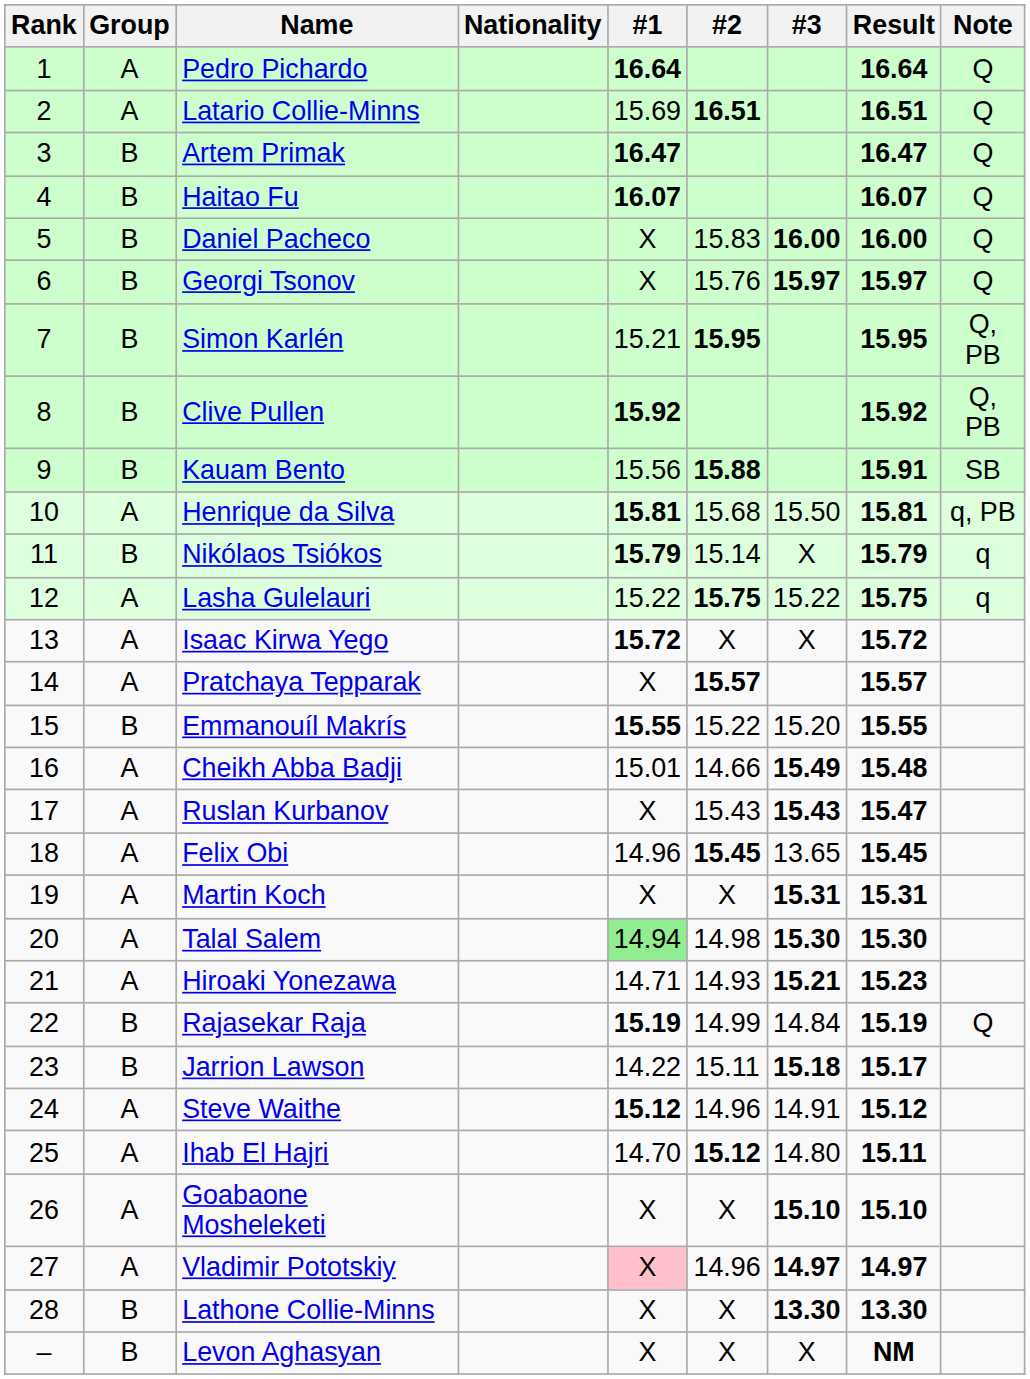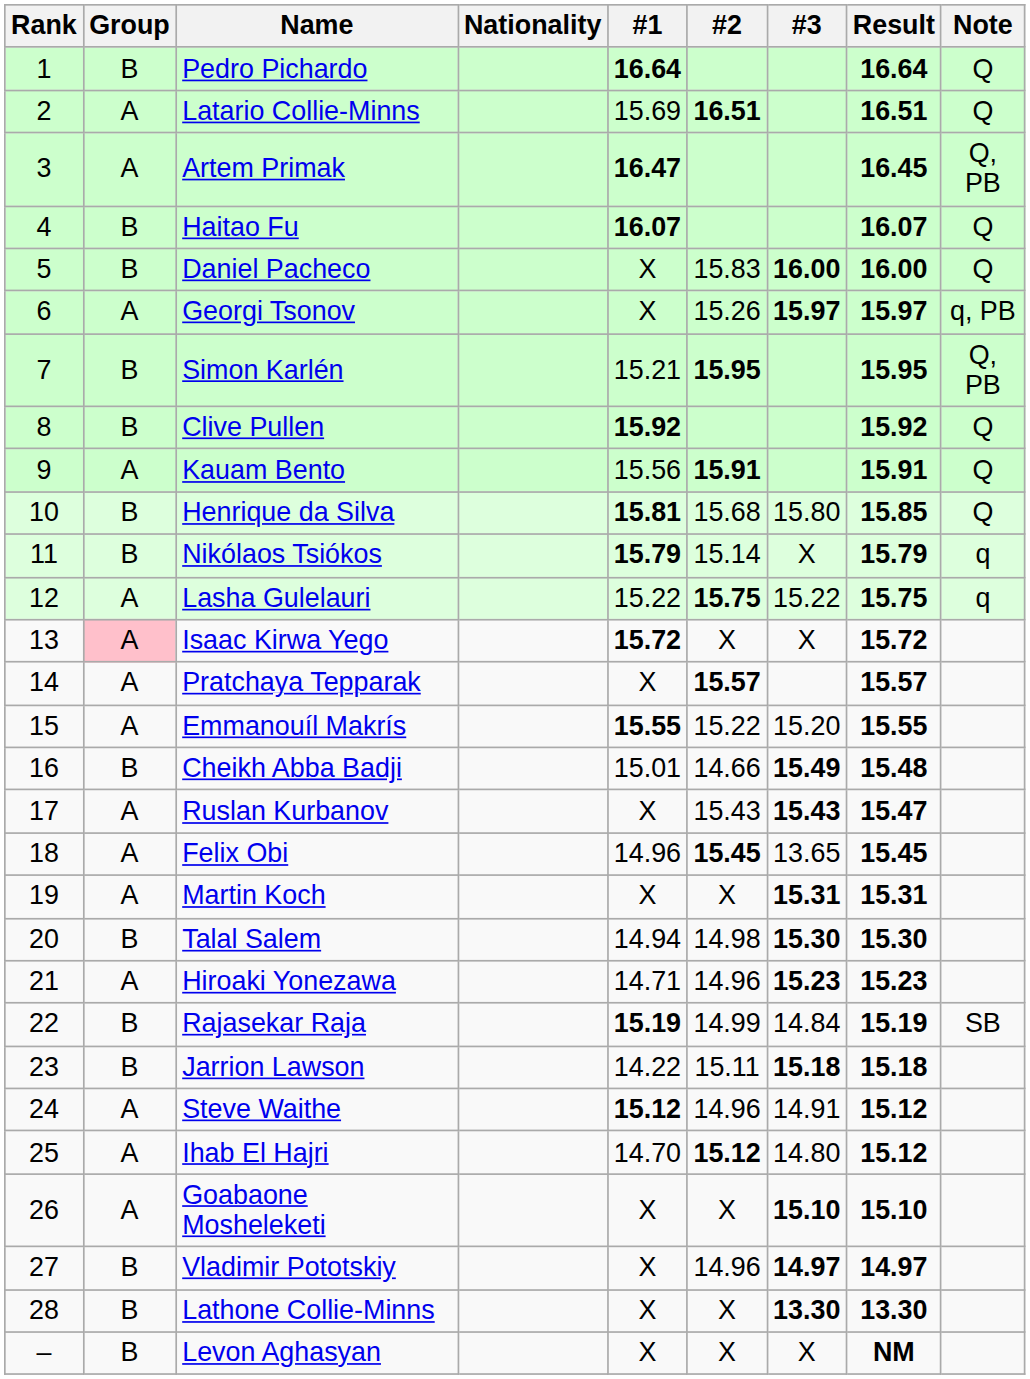(129, 68) A -> (129, 68) B
(129, 153) B -> (129, 168) A
(894, 153) 16.47 -> (894, 168) 16.45
(983, 153) Q -> (983, 168) Q, PB
(129, 281) B -> (129, 311) A
(727, 281) 15.76 -> (727, 311) 15.26
(983, 281) Q -> (983, 311) q, PB
(983, 412) Q, PB -> (983, 427) Q
(129, 469) B -> (129, 469) A
(727, 469) 15.88 -> (727, 469) 15.91
(983, 469) SB -> (983, 469) Q
(129, 512) A -> (129, 512) B
(807, 512) 15.50 -> (807, 512) 15.80
(894, 512) 15.81 -> (894, 512) 15.85
(983, 512) q, PB -> (983, 512) Q
(129, 640) no background -> (129, 640) pink background
(129, 725) B -> (129, 725) A
(129, 768) A -> (129, 768) B
(129, 938) A -> (129, 938) B
(647, 938) lightgreen background -> (647, 938) no background
(727, 981) 14.93 -> (727, 981) 14.96
(807, 981) 15.21 -> (807, 981) 15.23
(983, 1024) Q -> (983, 1024) SB
(894, 1066) 15.17 -> (894, 1066) 15.18
(894, 1152) 15.11 -> (894, 1152) 15.12
(129, 1267) A -> (129, 1267) B
(647, 1267) pink background -> (647, 1267) no background
